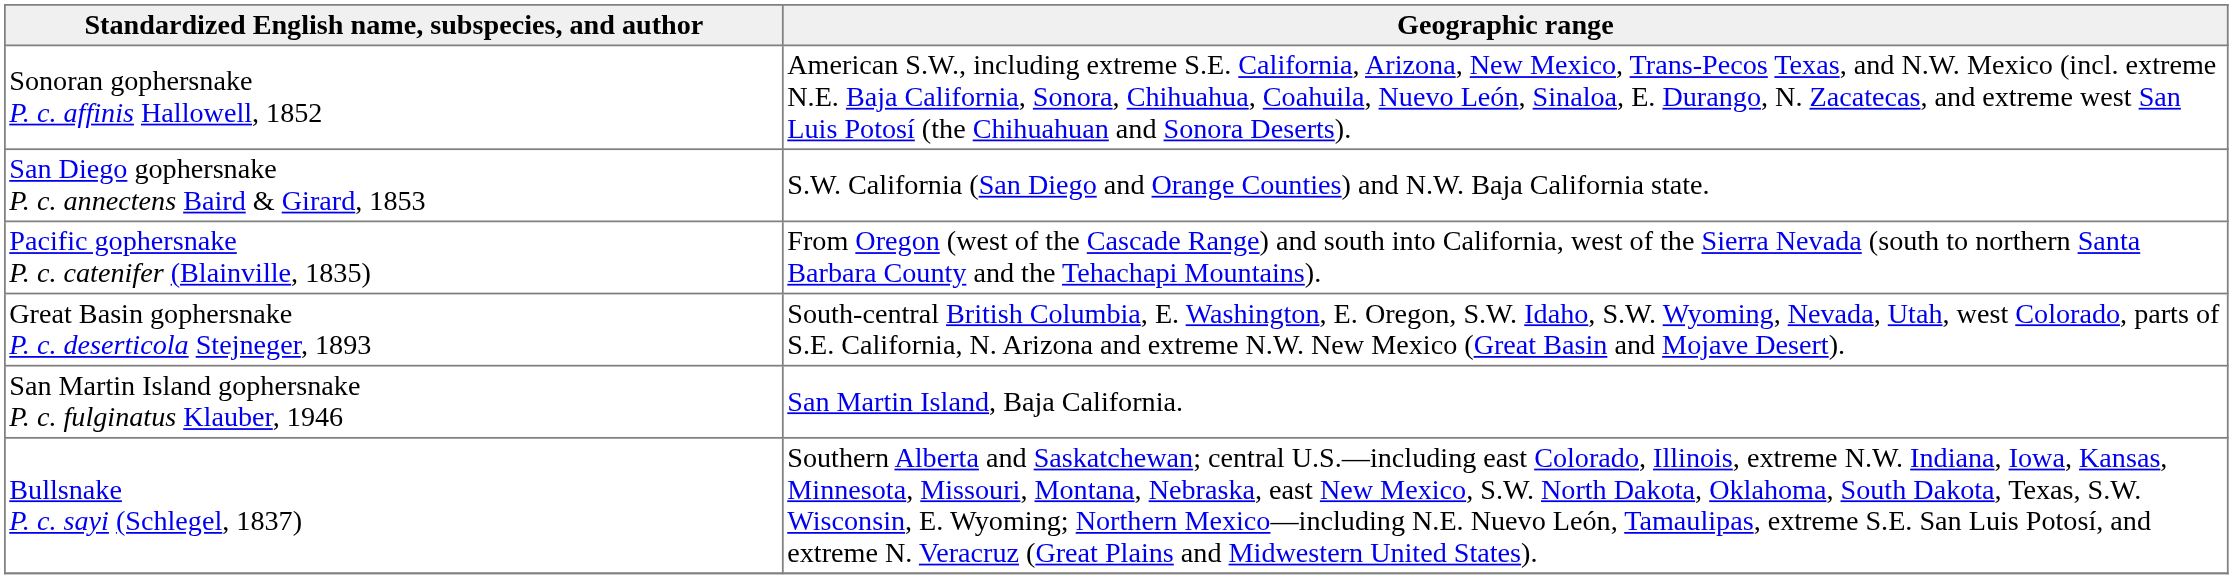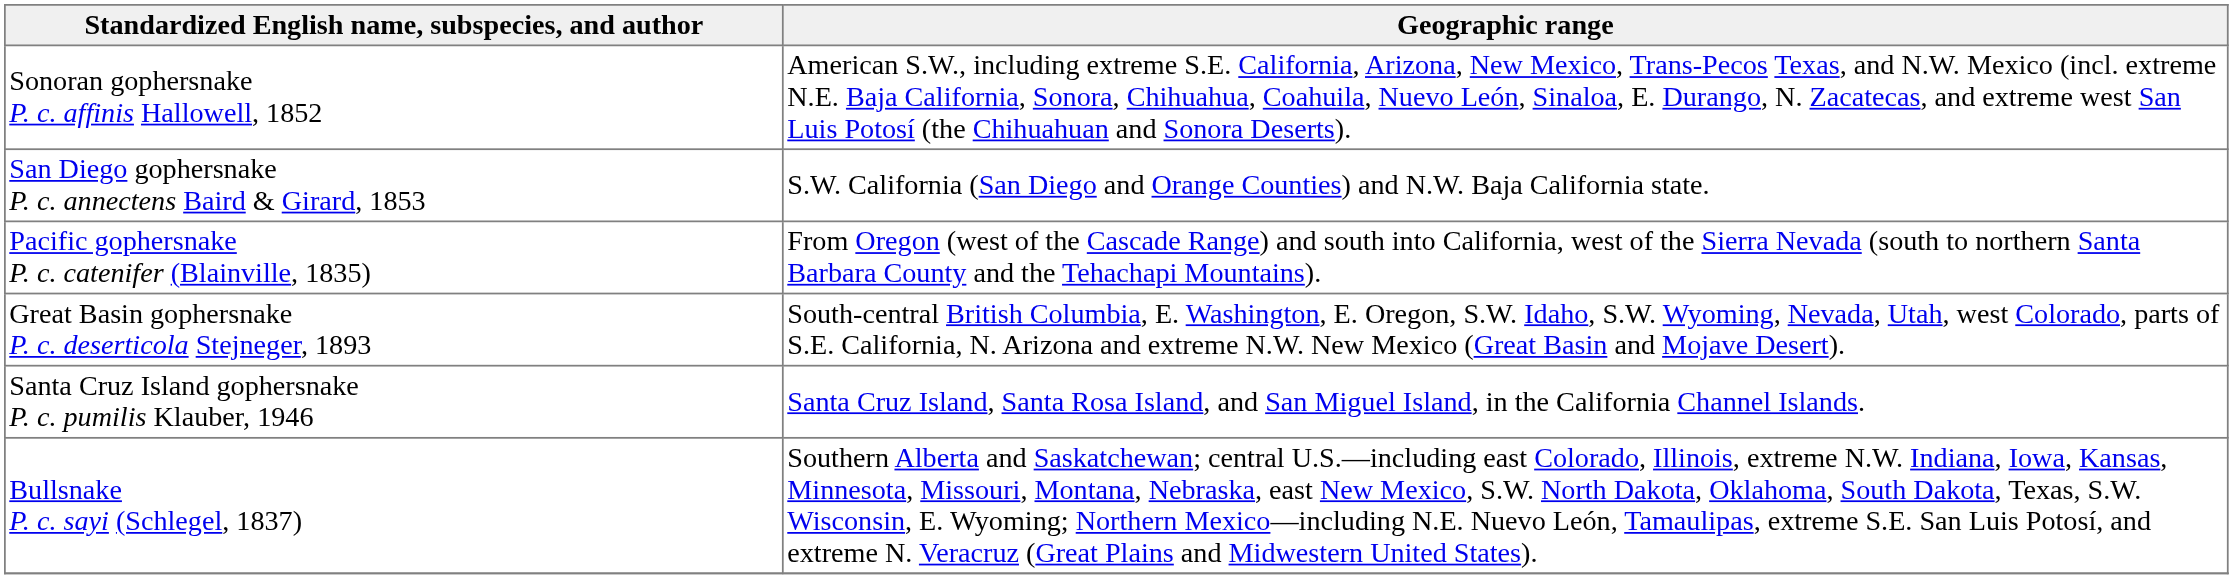- row: (185, 401)
+ row: (184, 401)
